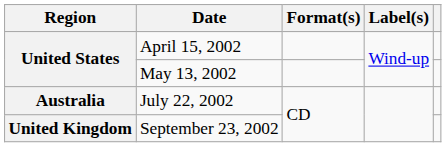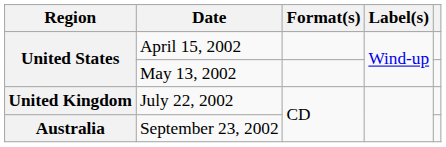(70, 100) Australia -> (70, 100) United Kingdom
(70, 127) United Kingdom -> (70, 127) Australia
